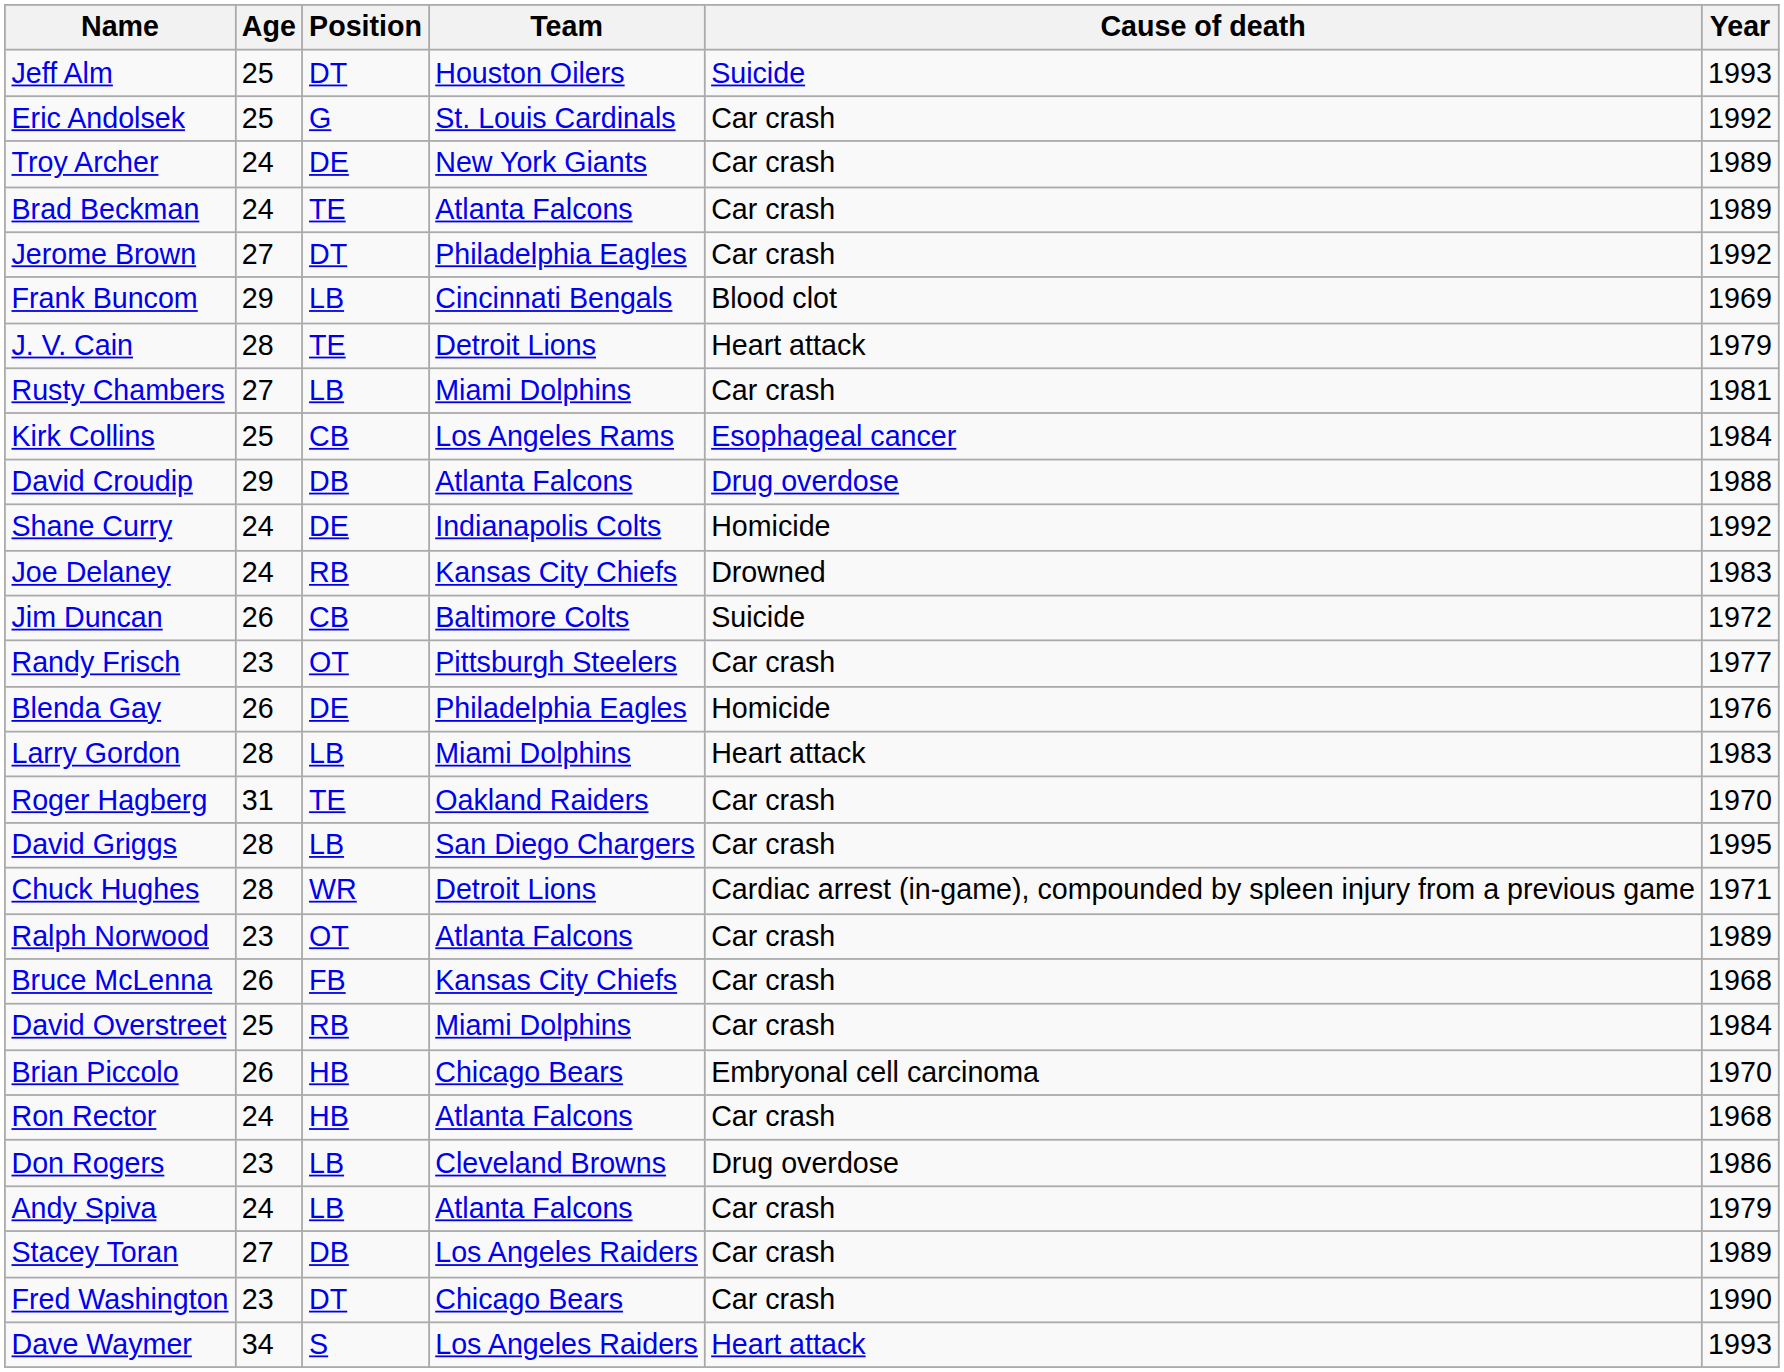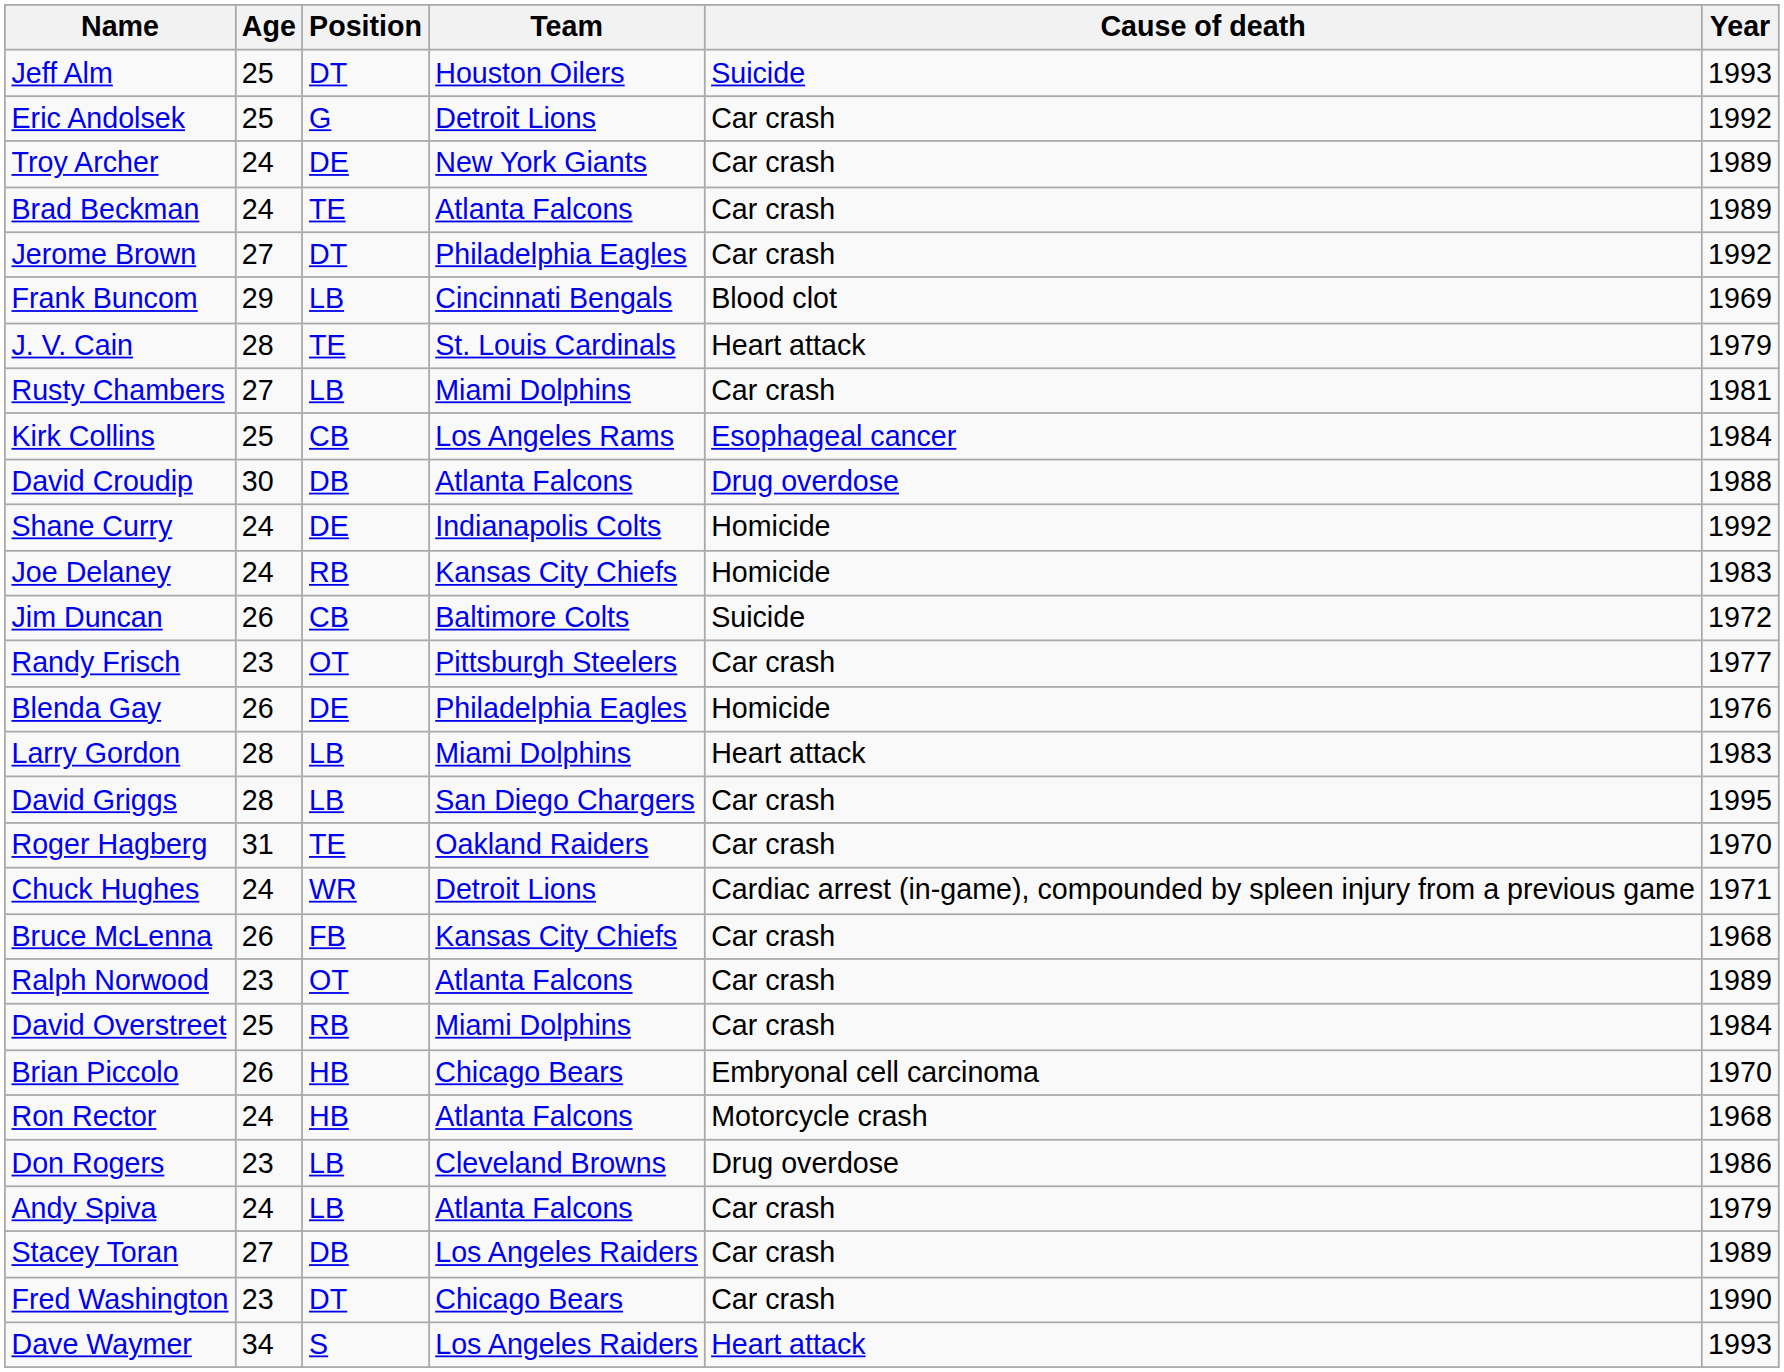(555, 118) St. Louis Cardinals -> (516, 118) Detroit Lions
(516, 345) Detroit Lions -> (555, 345) St. Louis Cardinals
(258, 481) 29 -> (258, 481) 30
(768, 572) Drowned -> (771, 572) Homicide
rows swapped: (94, 844) <-> (109, 799)
(258, 890) 28 -> (258, 890) 24
rows swapped: (112, 981) <-> (110, 935)
(773, 1117) Car crash -> (819, 1117) Motorcycle crash
